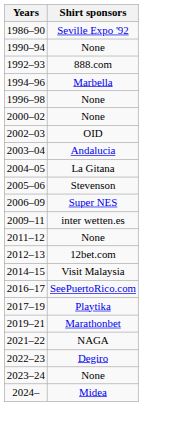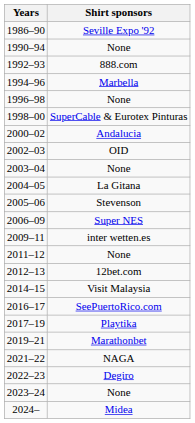+ row: (26, 116)
(93, 116) None -> (119, 133) Andalucia
(93, 151) Andalucia -> (119, 168) None
